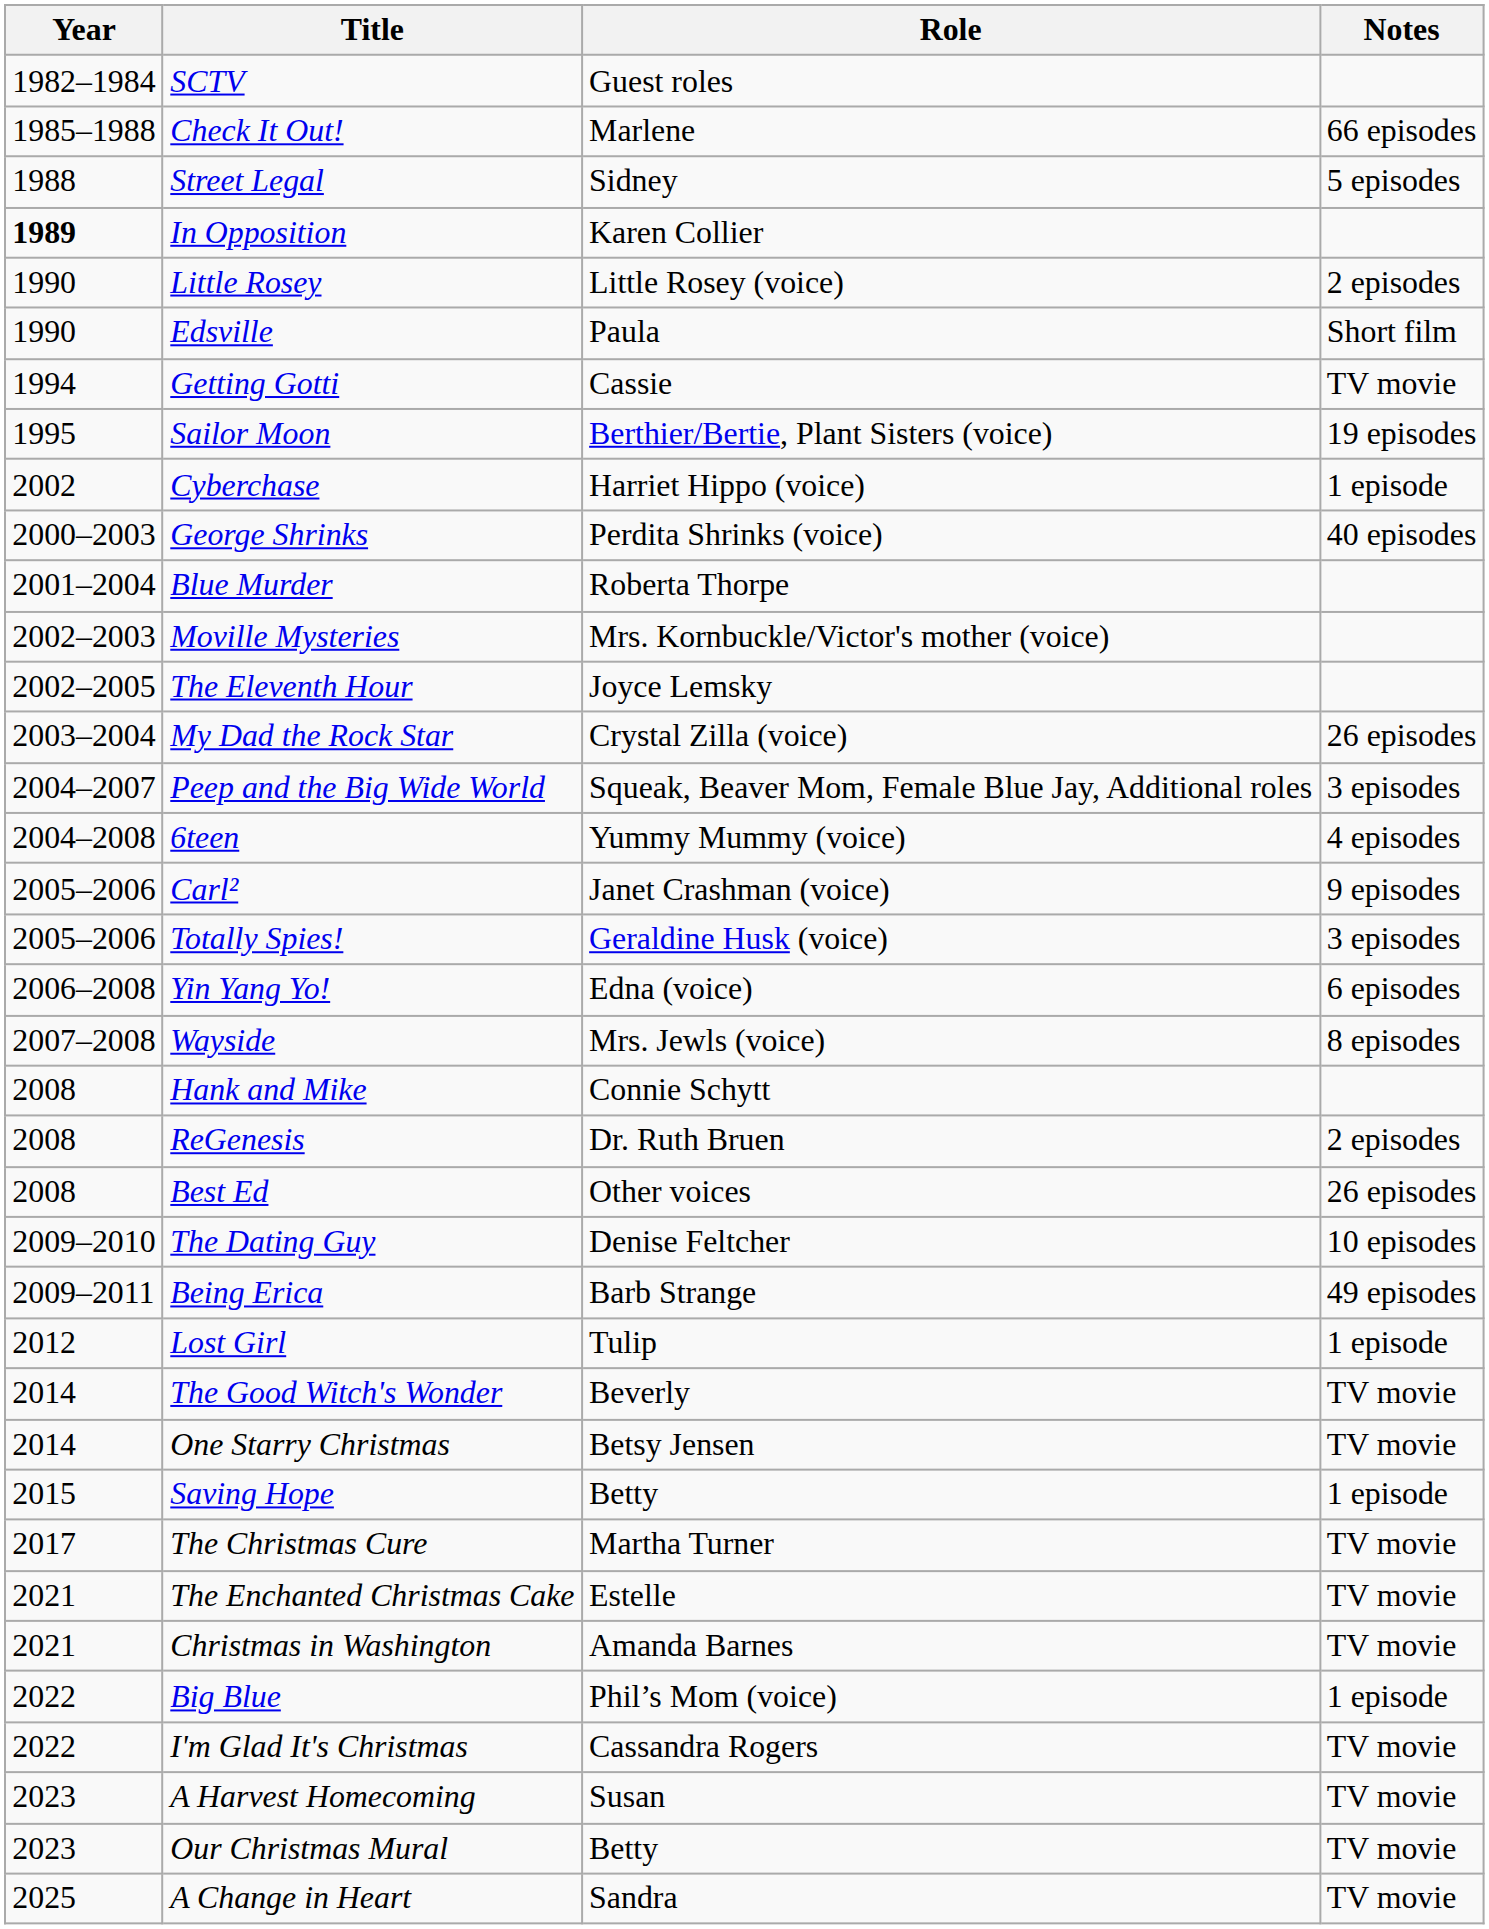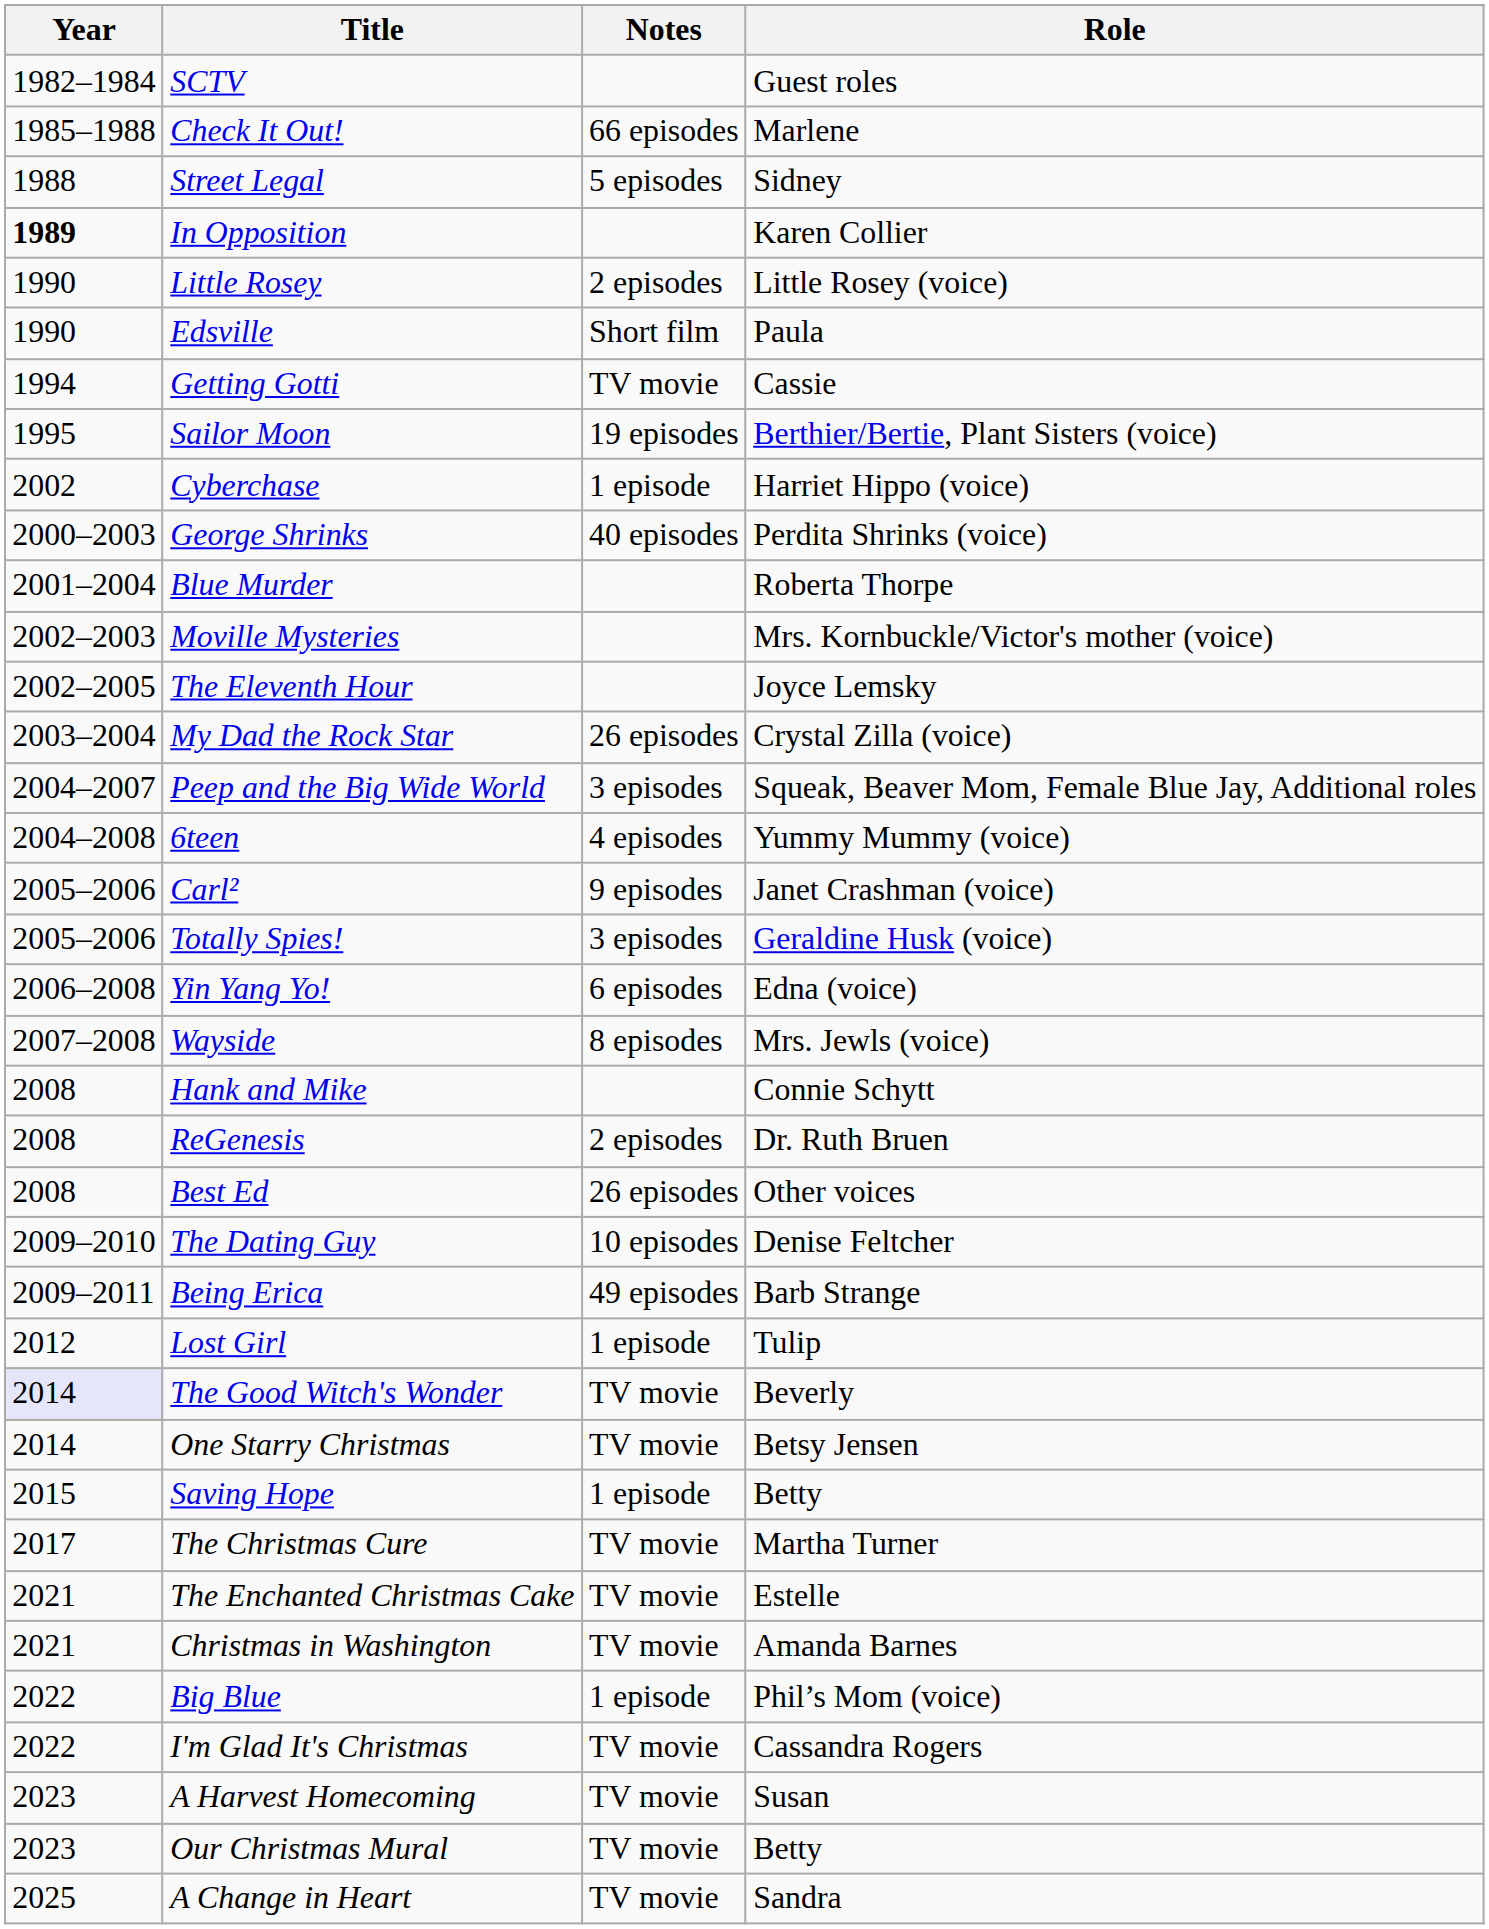columns swapped: (951, 29) <-> (1402, 29)
(44, 1393) no background -> (44, 1393) lavender background
